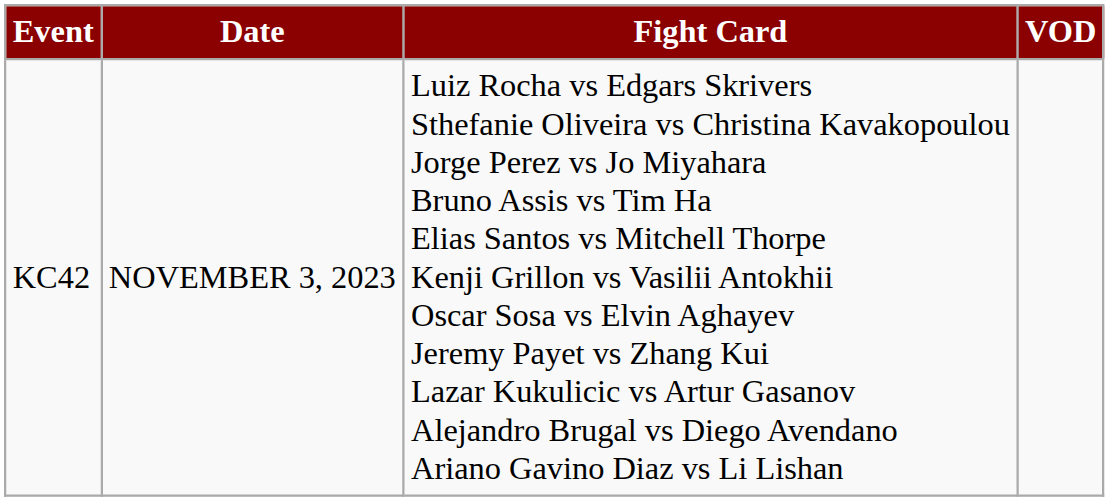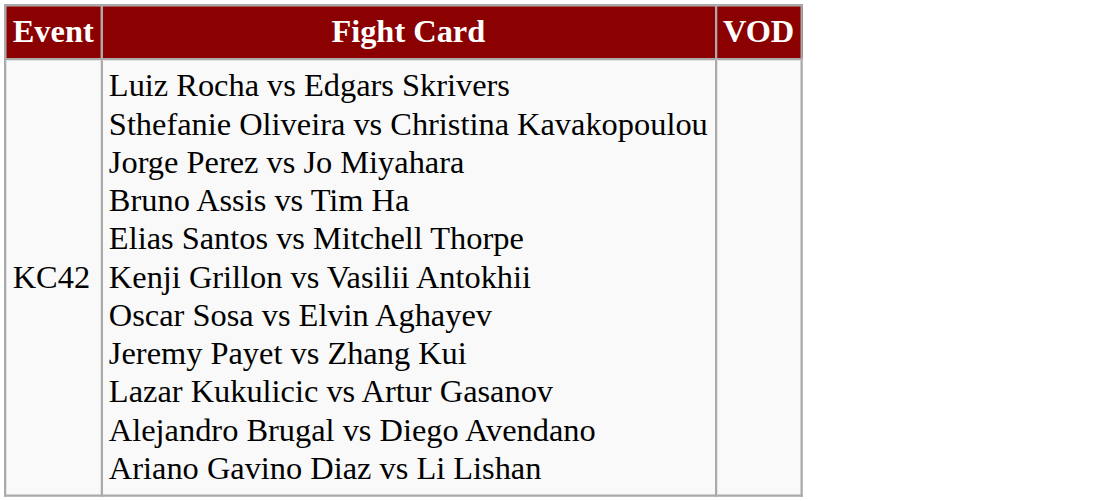- column: (252, 31)
